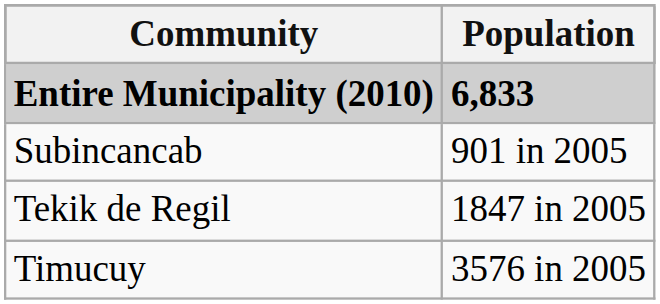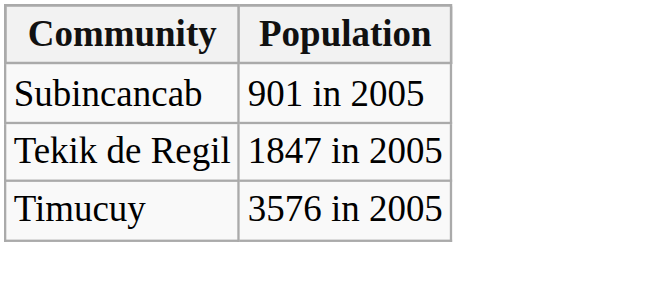- row: (224, 92)
